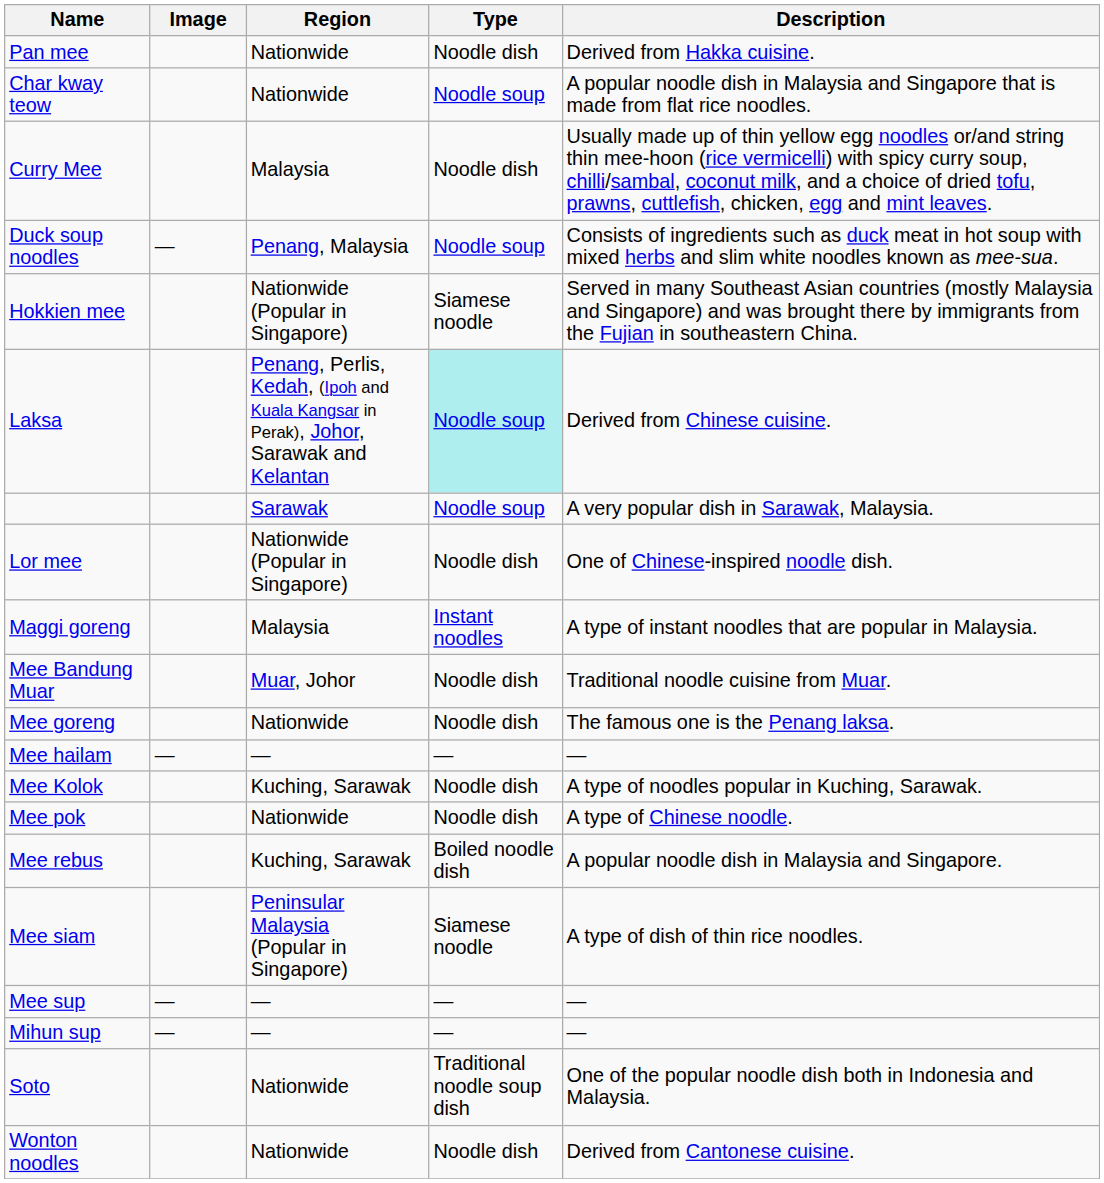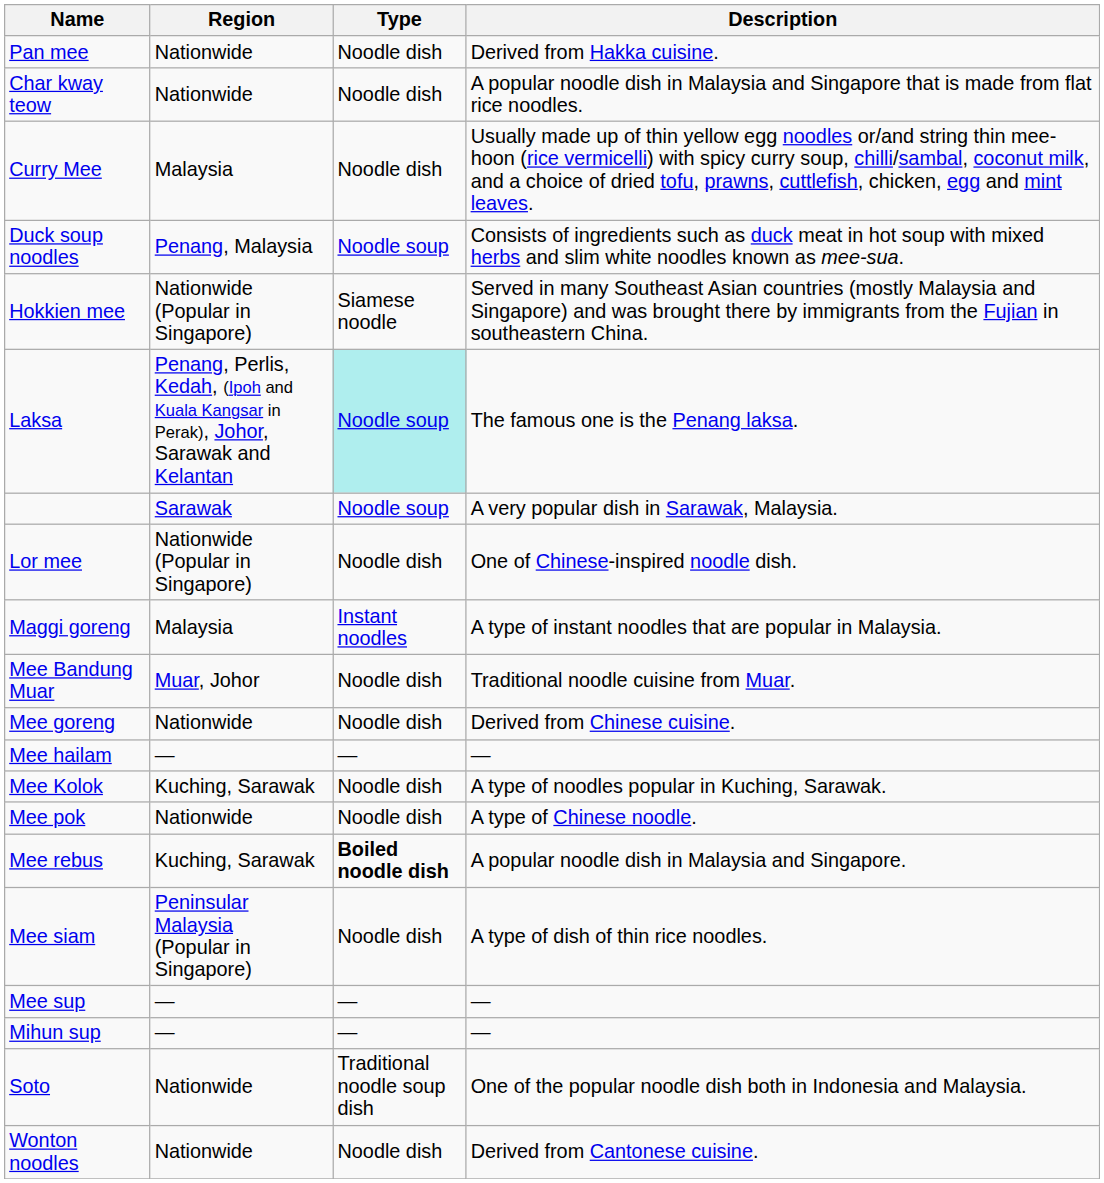- column: (198, 20)
(489, 94) Noodle soup -> (390, 94) Noodle dish
(699, 421) Derived from Chinese cuisine. -> (634, 421) The famous one is the Penang laksa.
(730, 723) The famous one is the Penang laksa. -> (603, 723) Derived from Chinese cuisine.
(494, 860) normal -> (393, 860) bold
(472, 936) Siamese noodle -> (390, 936) Noodle dish
